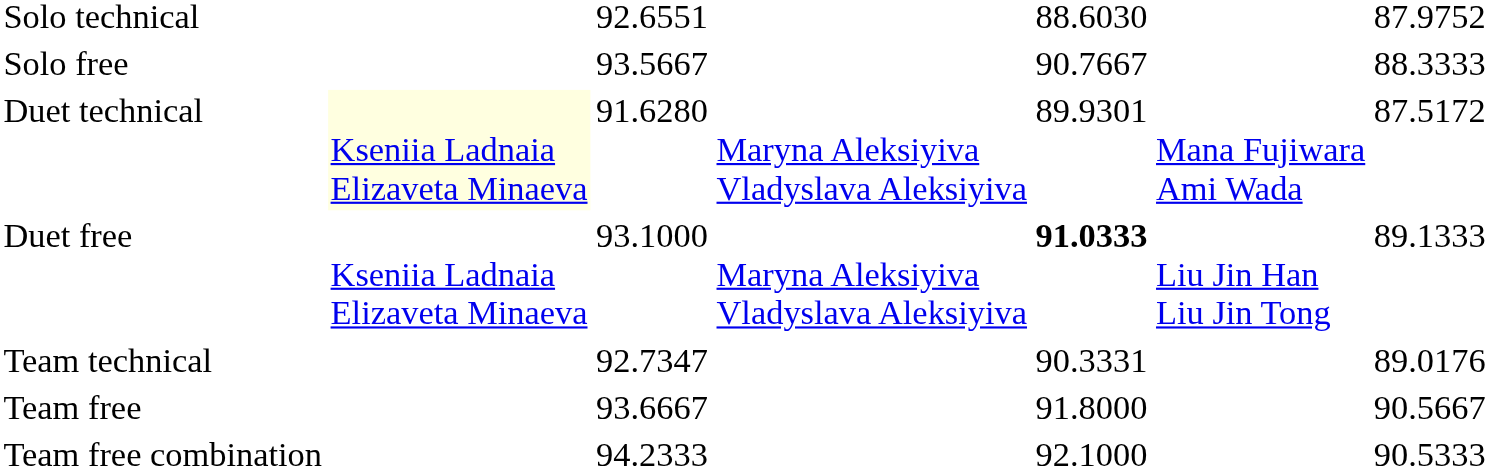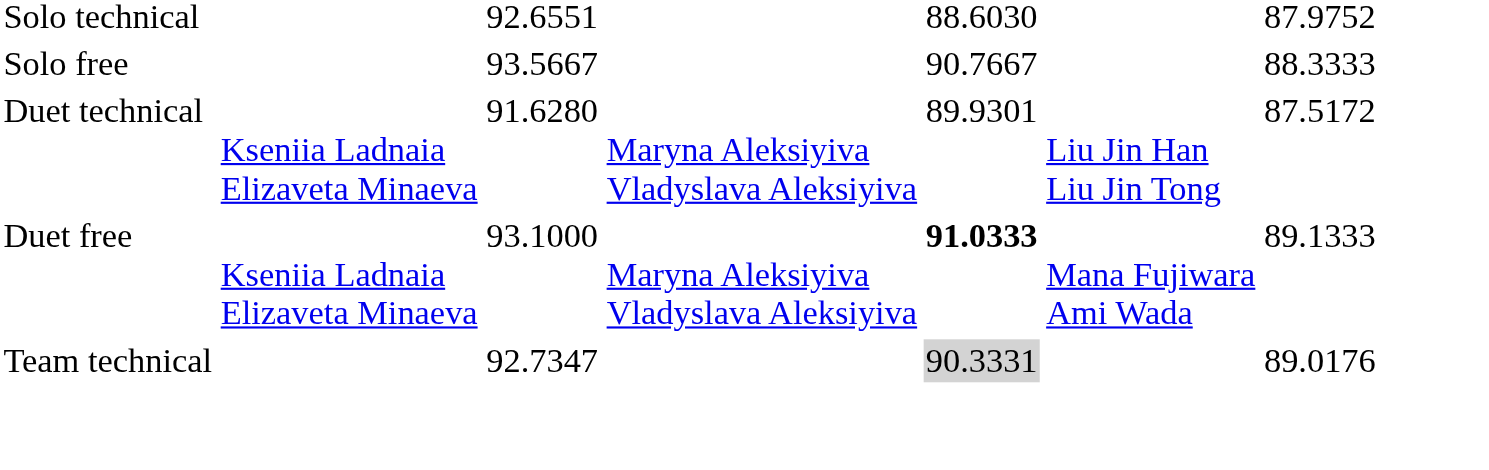(459, 168) lightyellow background -> (349, 168) no background
(1261, 168) Mana Fujiwara Ami Wada -> (1133, 168) Liu Jin Han Liu Jin Tong
(1243, 293) Liu Jin Han Liu Jin Tong -> (1151, 293) Mana Fujiwara Ami Wada
(1092, 360) no background -> (982, 360) lightgrey background
- row: (72, 407)
- row: (163, 454)
